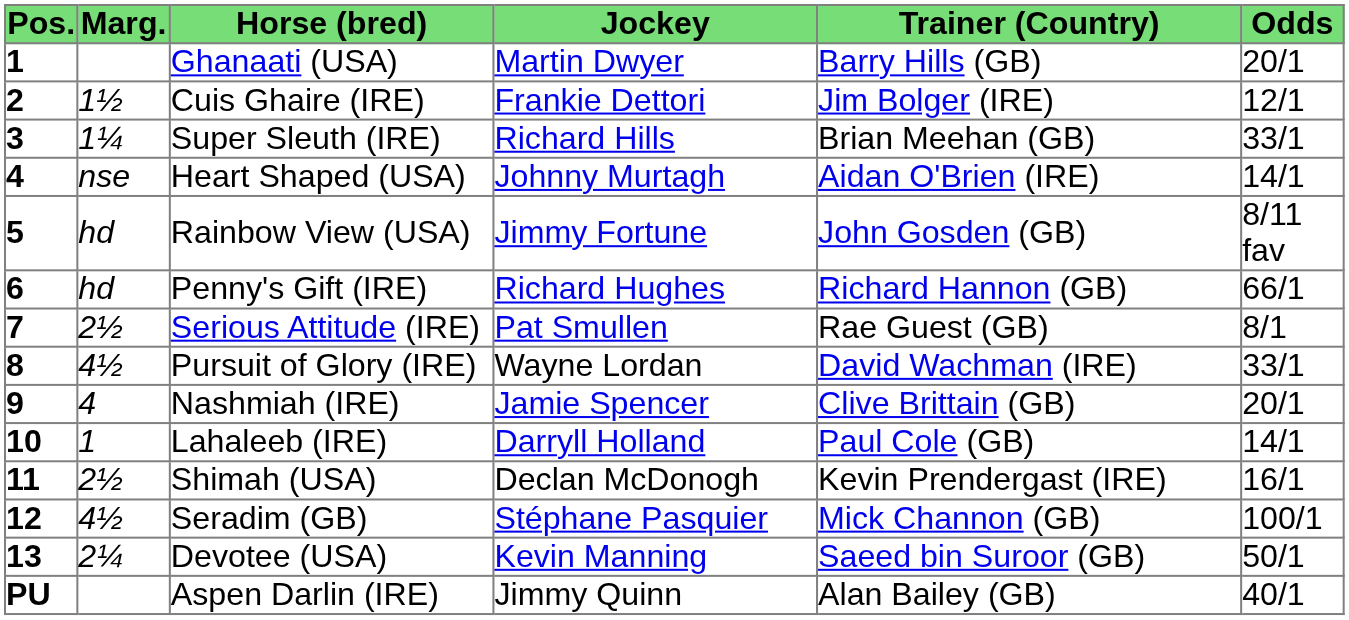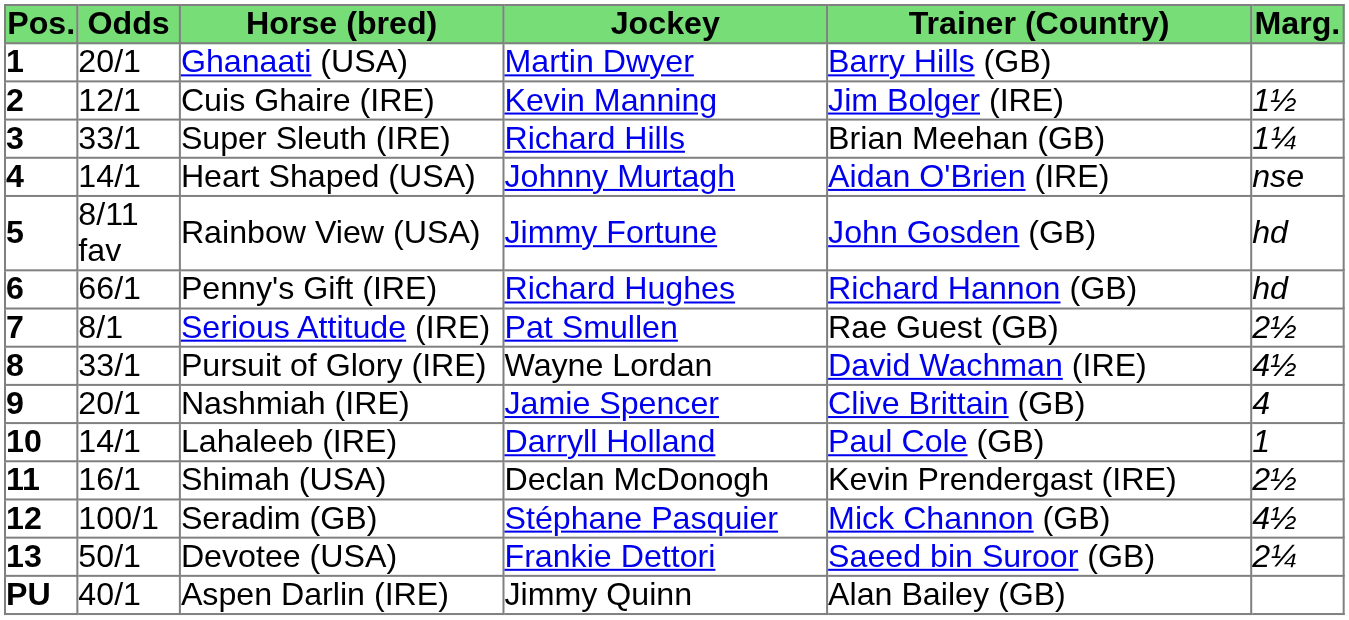columns swapped: (124, 23) <-> (1292, 23)
(600, 99) Frankie Dettori -> (611, 99) Kevin Manning
(601, 556) Kevin Manning -> (610, 556) Frankie Dettori
